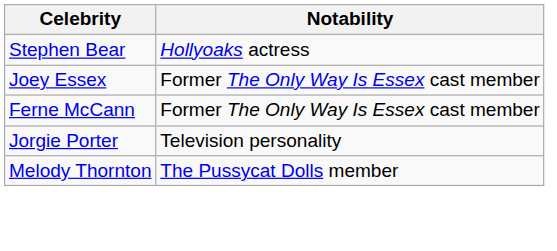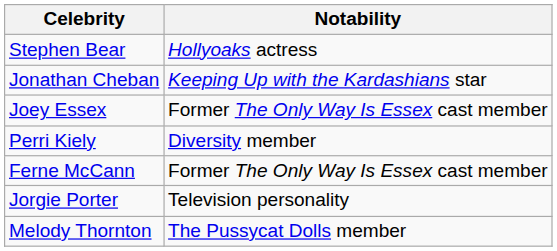+ row: (84, 79)
+ row: (52, 140)
